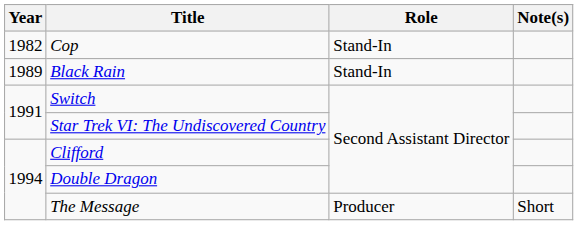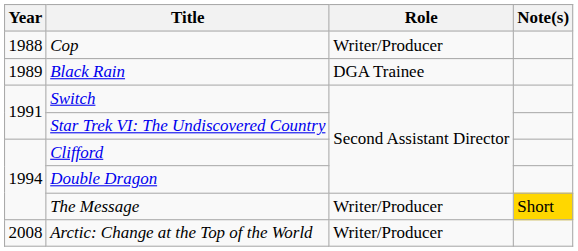(25, 44) 1982 -> (25, 44) 1988
(362, 44) Stand-In -> (388, 44) Writer/Producer
(362, 71) Stand-In -> (379, 71) DGA Trainee
(364, 206) Producer -> (388, 206) Writer/Producer
(536, 206) no background -> (536, 206) gold background
+ row: (181, 233)
